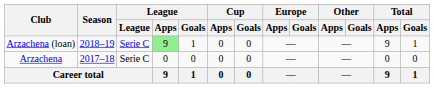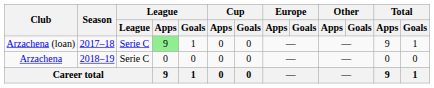(97, 43) 2018–19 -> (97, 43) 2017–18
(97, 59) 2017–18 -> (97, 59) 2018–19
